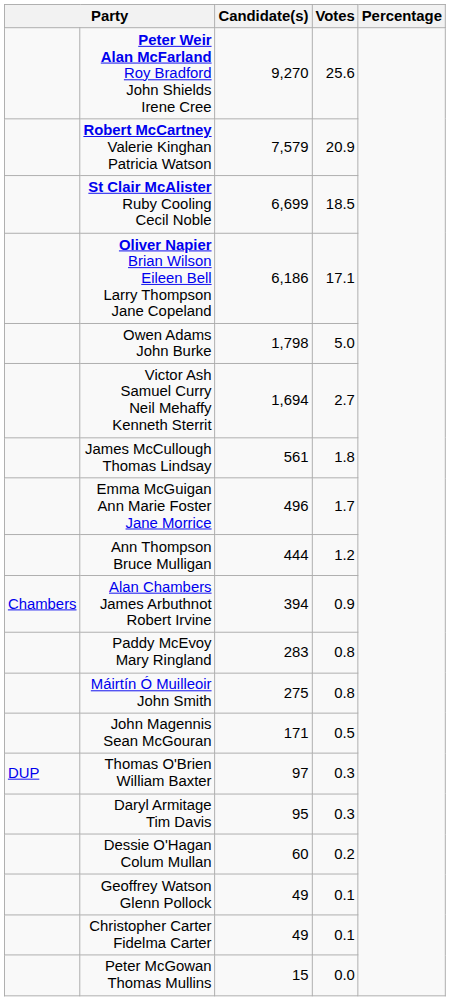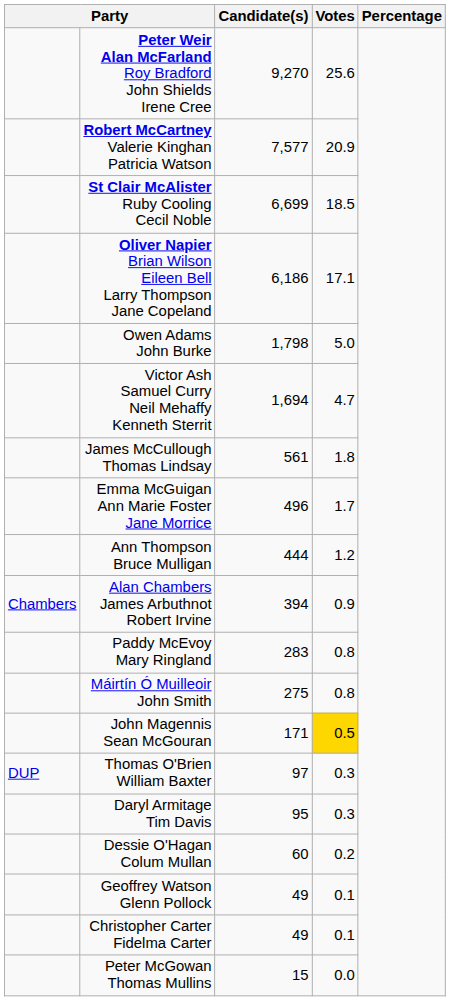(290, 147) 7,579 -> (290, 147) 7,577
(344, 400) 2.7 -> (344, 400) 4.7
(344, 733) no background -> (344, 733) gold background
